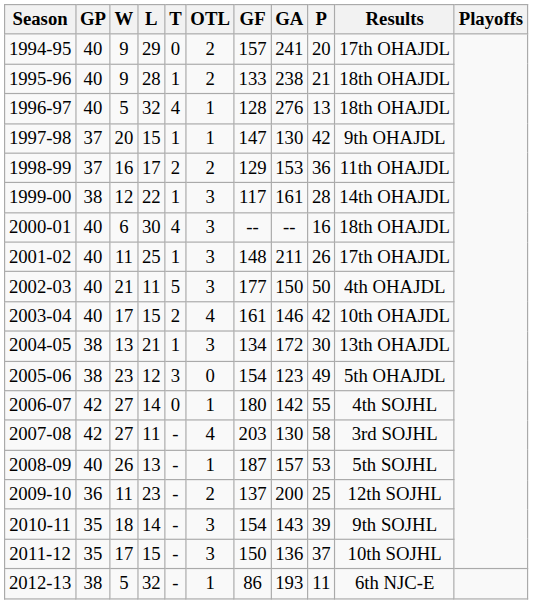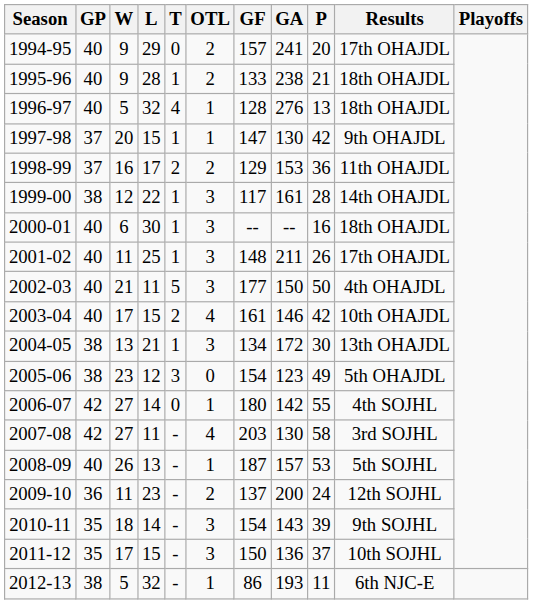(175, 227) 4 -> (175, 227) 1
(321, 494) 25 -> (321, 494) 24
